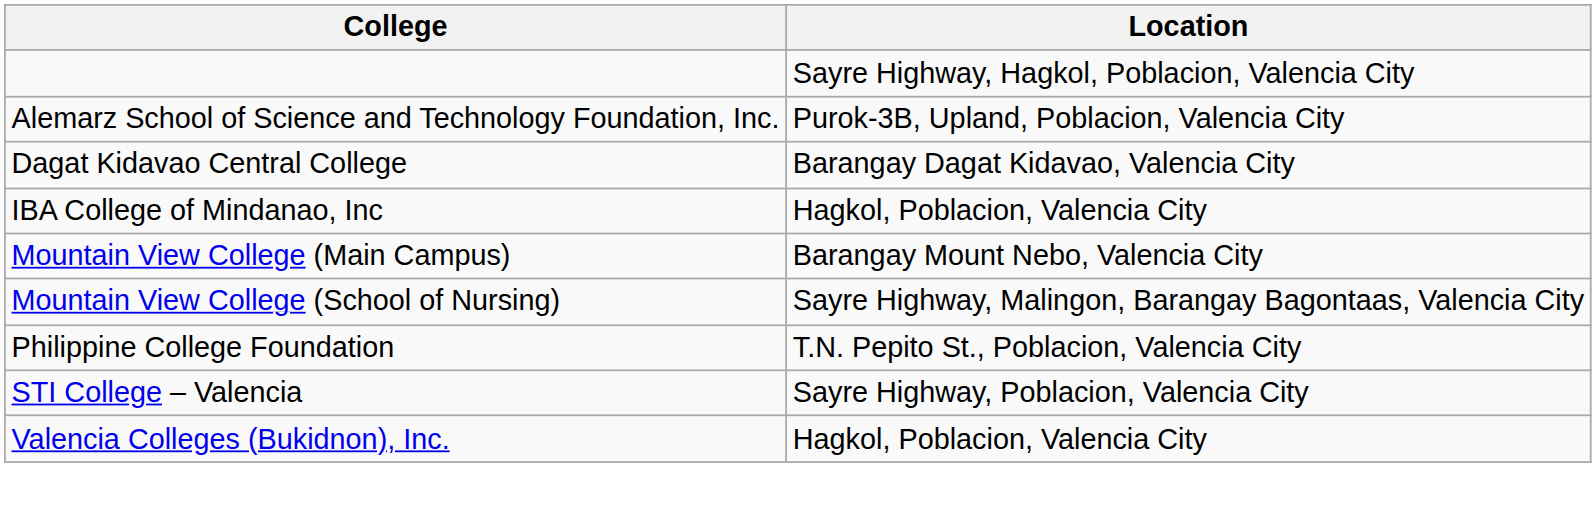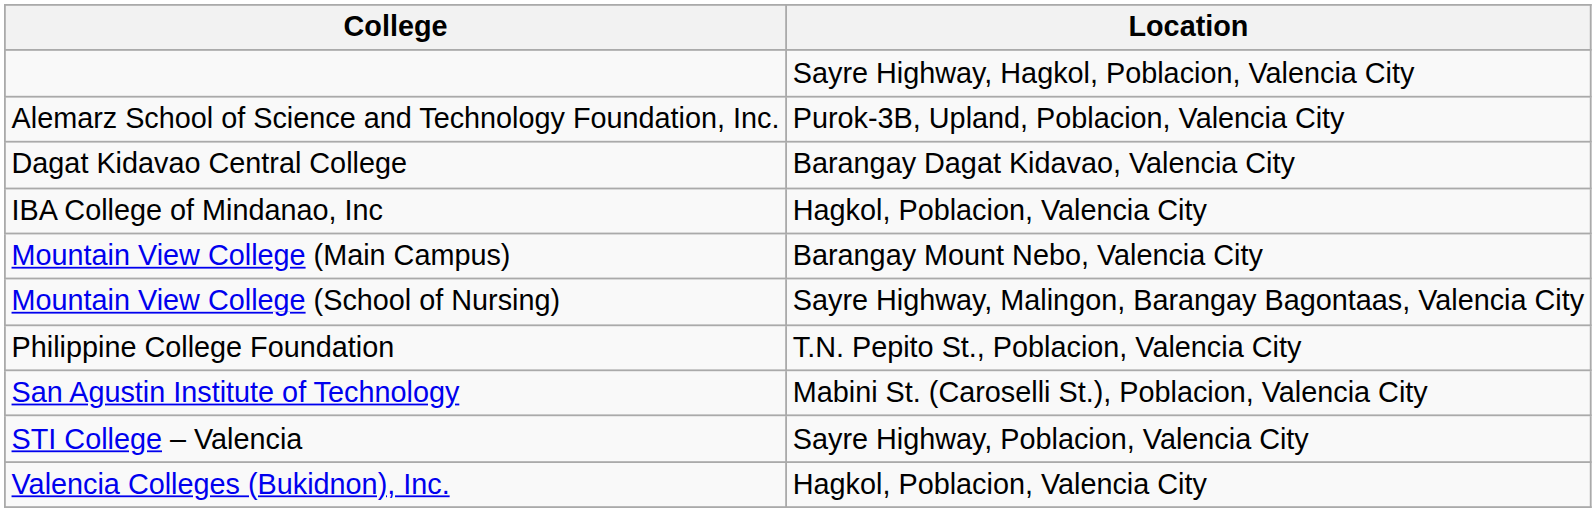+ row: (235, 392)
